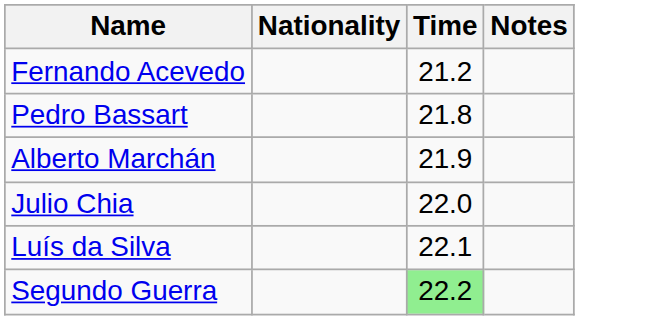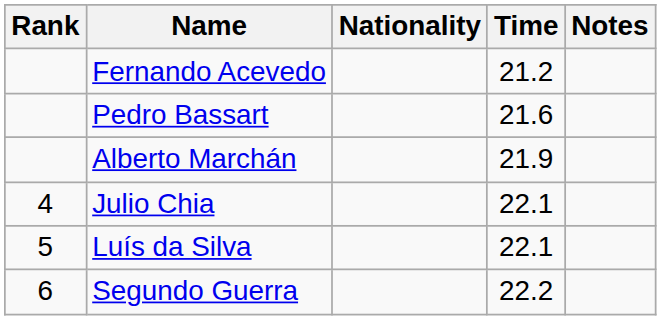+ column: (45, 26)
(445, 114) 21.8 -> (526, 114) 21.6
(445, 203) 22.0 -> (526, 203) 22.1
(445, 291) lightgreen background -> (526, 291) no background
